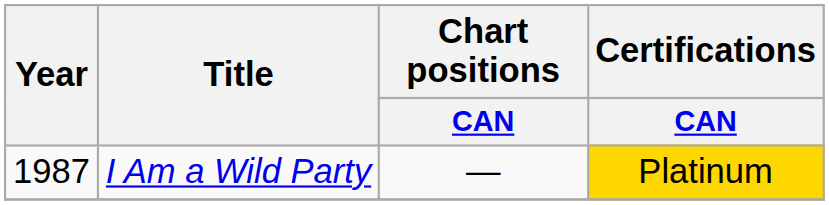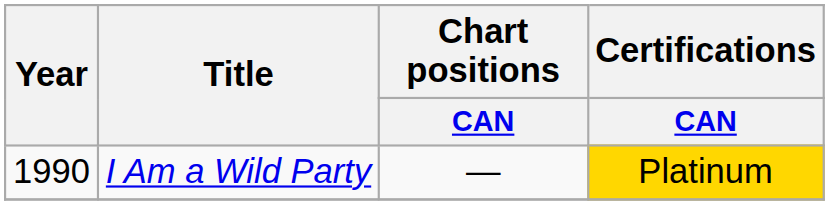(51, 171) 1987 -> (51, 171) 1990
